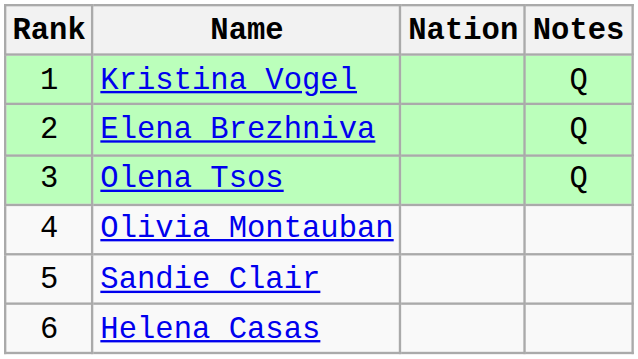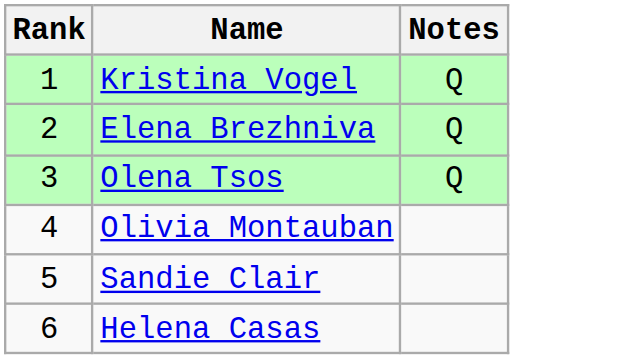- column: (463, 30)
